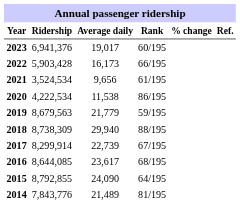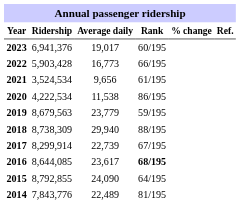(105, 64) 16,173 -> (105, 64) 16,773
(105, 113) 21,779 -> (105, 113) 23,779
(152, 162) normal -> (152, 162) bold
(105, 195) 21,489 -> (105, 195) 22,489
